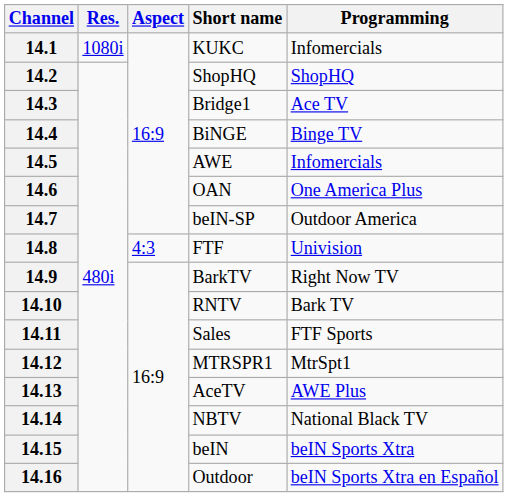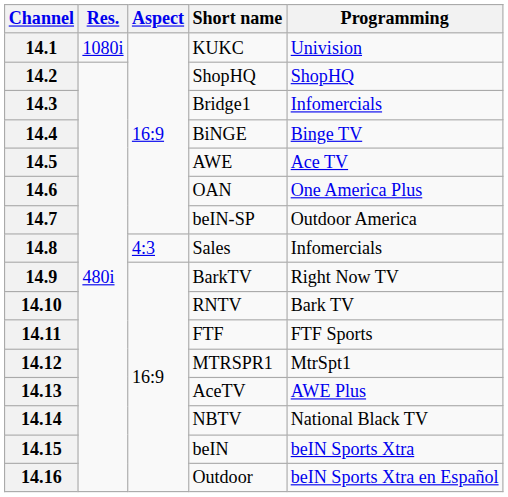(336, 47) Infomercials -> (326, 47) Univision
(319, 104) Ace TV -> (336, 104) Infomercials
(336, 162) Infomercials -> (319, 162) Ace TV
(208, 248) FTF -> (212, 248) Sales
(326, 248) Univision -> (336, 248) Infomercials
(212, 334) Sales -> (208, 334) FTF
